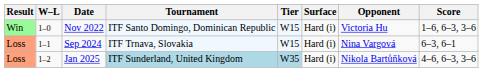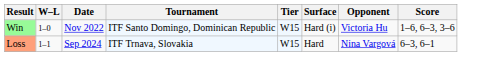(320, 43) Hard (i) -> (314, 43) Hard
- row: (82, 59)
